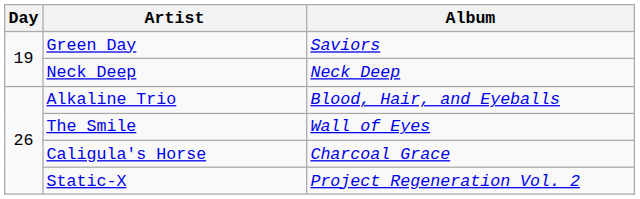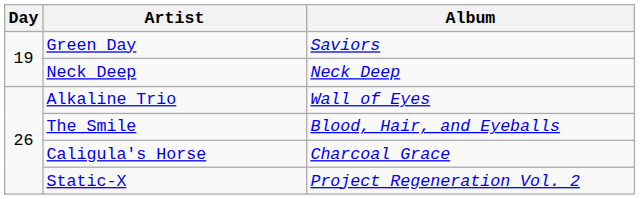(435, 100) Blood, Hair, and Eyeballs -> (370, 100) Wall of Eyes
(370, 127) Wall of Eyes -> (435, 127) Blood, Hair, and Eyeballs
